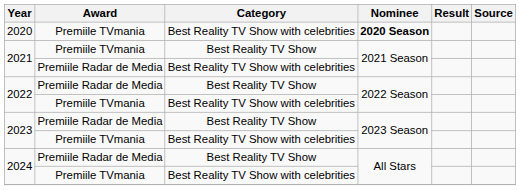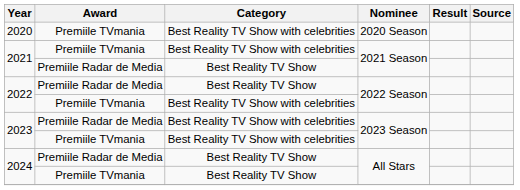(395, 31) bold -> (394, 31) normal
(261, 49) Best Reality TV Show -> (261, 49) Best Reality TV Show with celebrities
(261, 67) Best Reality TV Show with celebrities -> (261, 67) Best Reality TV Show
(261, 121) Best Reality TV Show -> (261, 121) Best Reality TV Show with celebrities
(261, 175) Best Reality TV Show with celebrities -> (261, 175) Best Reality TV Show
